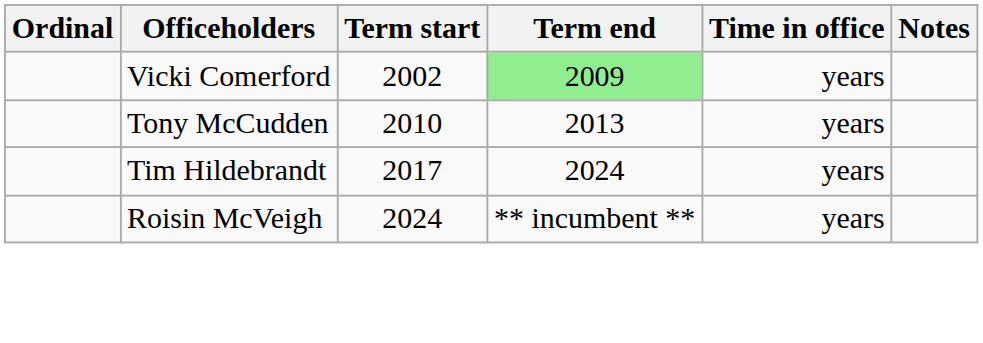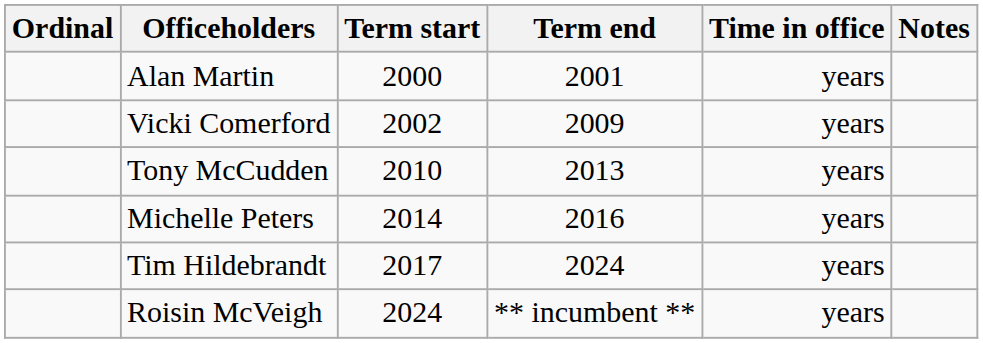+ row: (201, 75)
(595, 75) lightgreen background -> (595, 123) no background
+ row: (221, 218)
